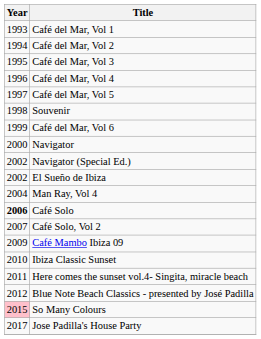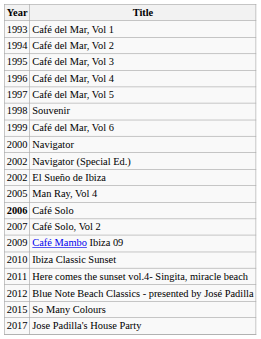(17, 194) 2004 -> (17, 194) 2005
(17, 309) pink background -> (17, 309) no background
